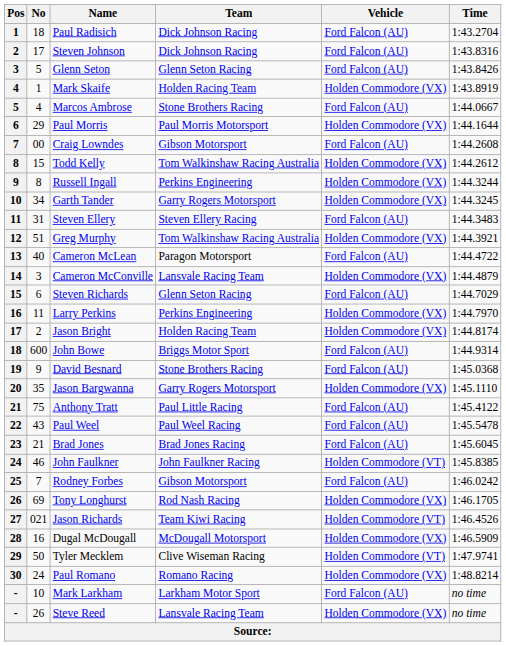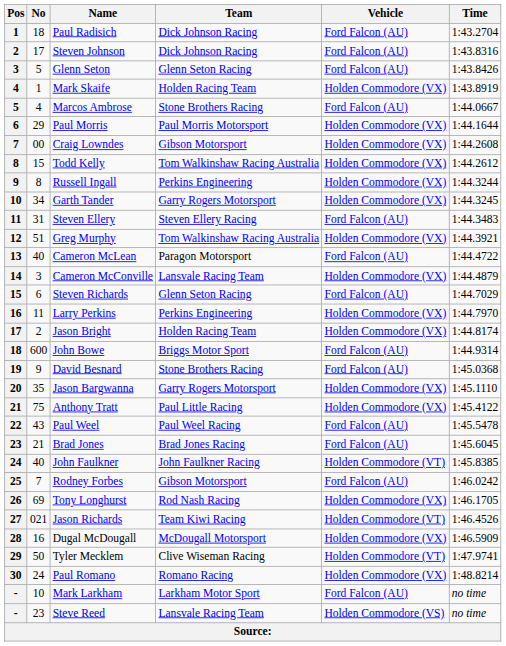(366, 144) Ford Falcon (AU) -> (385, 144) Holden Commodore (VX)
(366, 407) Ford Falcon (AU) -> (385, 407) Holden Commodore (VX)
(39, 463) 46 -> (39, 463) 40
(39, 613) 26 -> (39, 613) 23
(385, 613) Holden Commodore (VX) -> (384, 613) Holden Commodore (VS)
